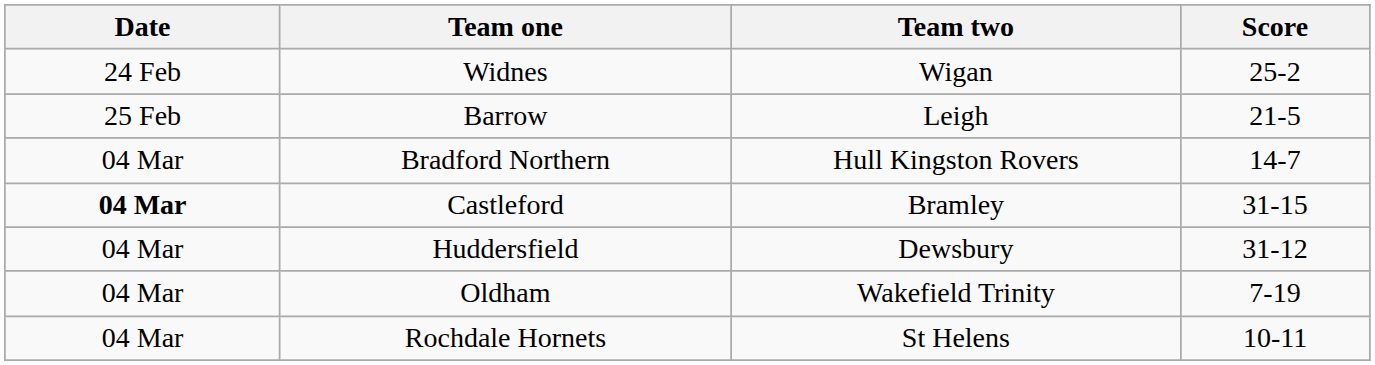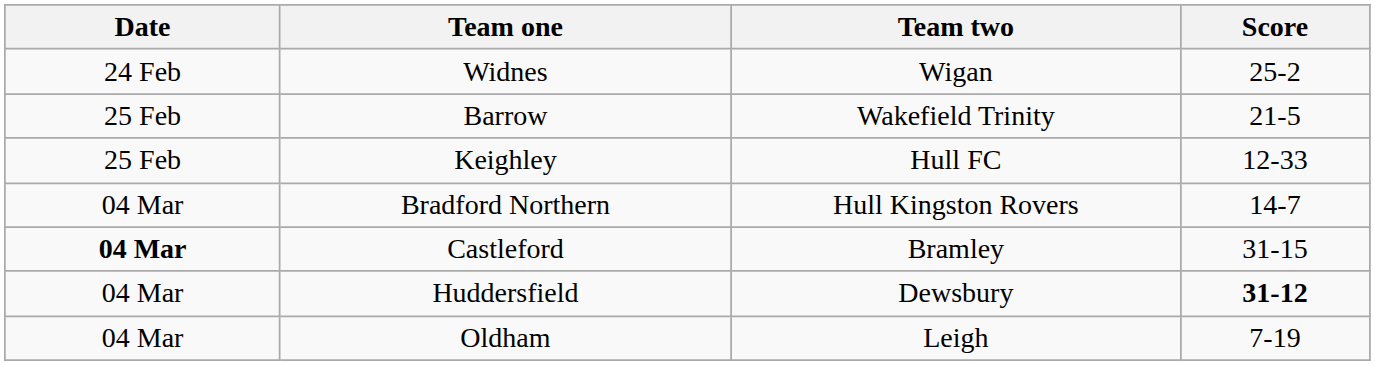(956, 115) Leigh -> (956, 115) Wakefield Trinity
+ row: (505, 159)
(1275, 248) normal -> (1275, 293) bold
(956, 293) Wakefield Trinity -> (956, 337) Leigh
- row: (505, 337)
